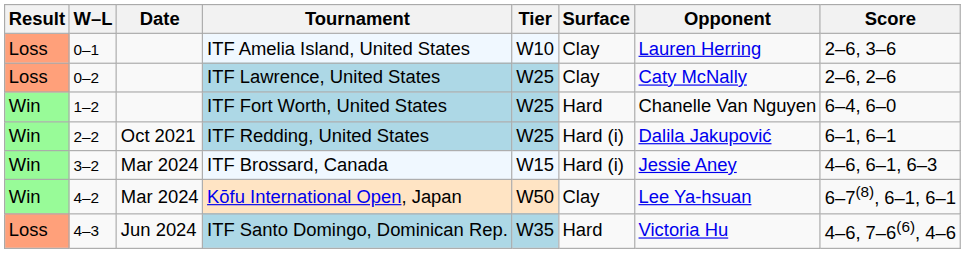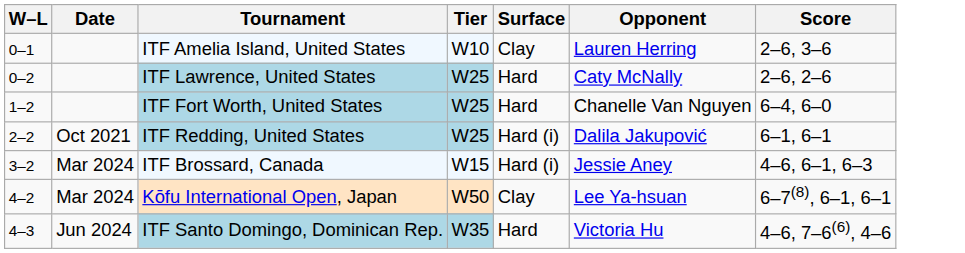- column: (37, 19)
(581, 77) Clay -> (518, 77) Hard
